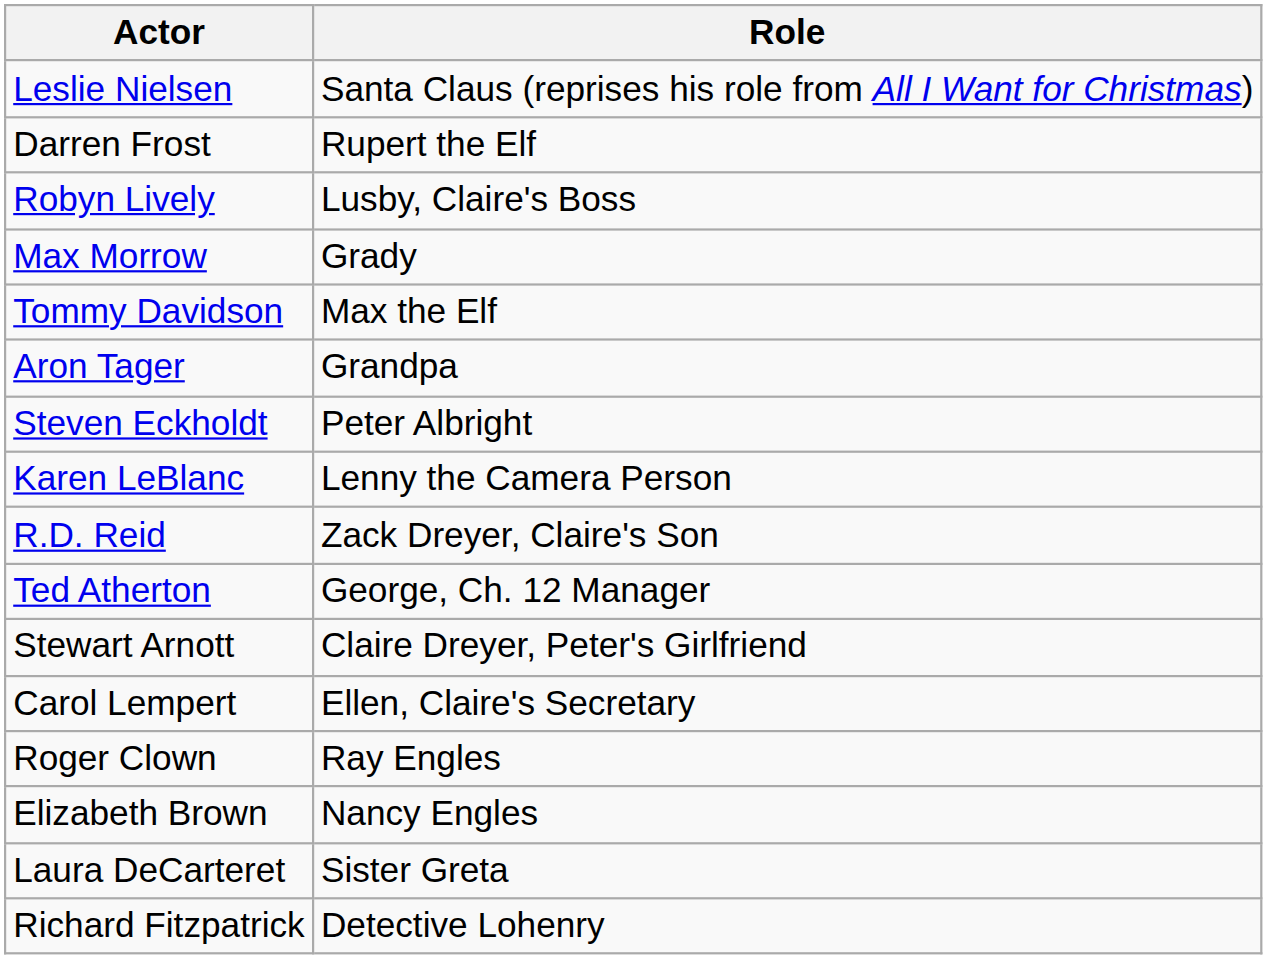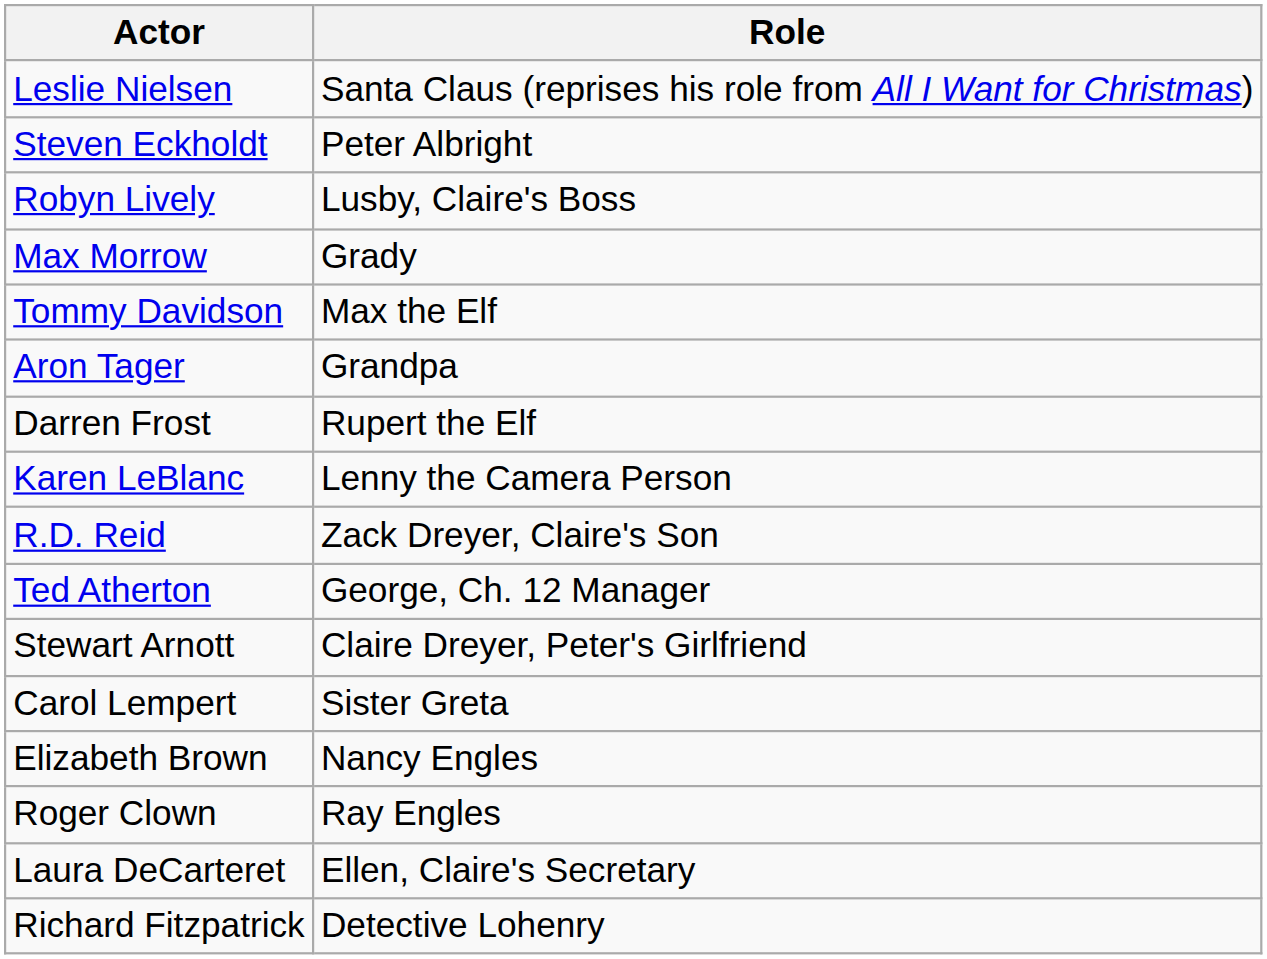rows swapped: (140, 423) <-> (112, 144)
(508, 702) Ellen, Claire's Secretary -> (415, 702) Sister Greta
rows swapped: (115, 758) <-> (140, 813)
(415, 869) Sister Greta -> (508, 869) Ellen, Claire's Secretary
